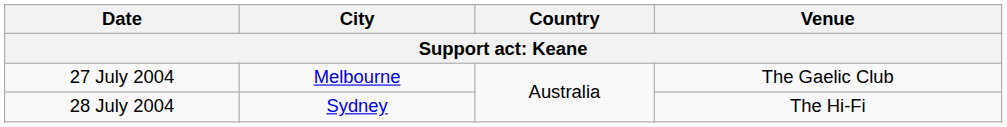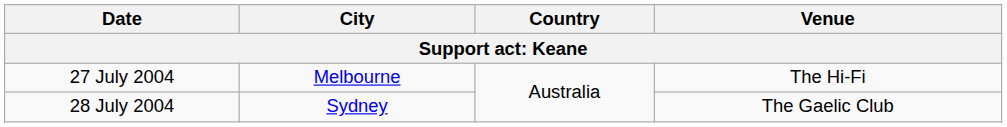(828, 77) The Gaelic Club -> (828, 77) The Hi-Fi
(828, 106) The Hi-Fi -> (828, 106) The Gaelic Club
